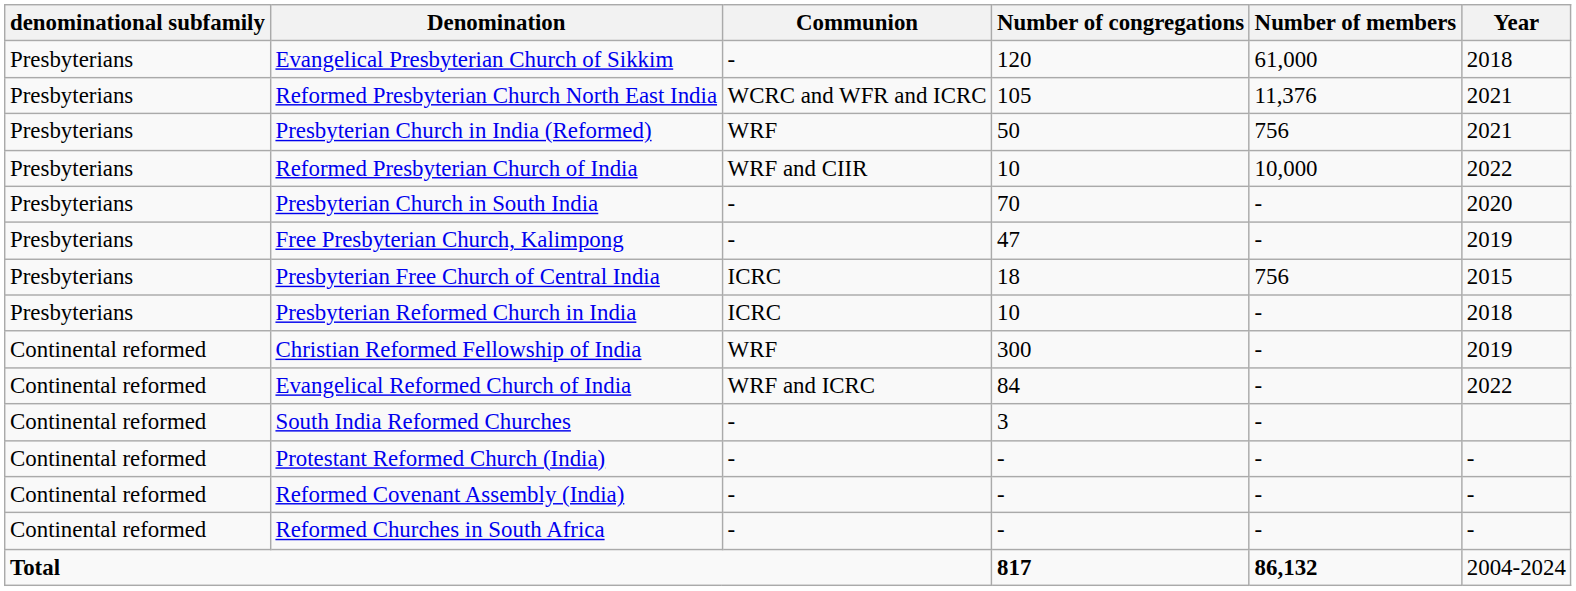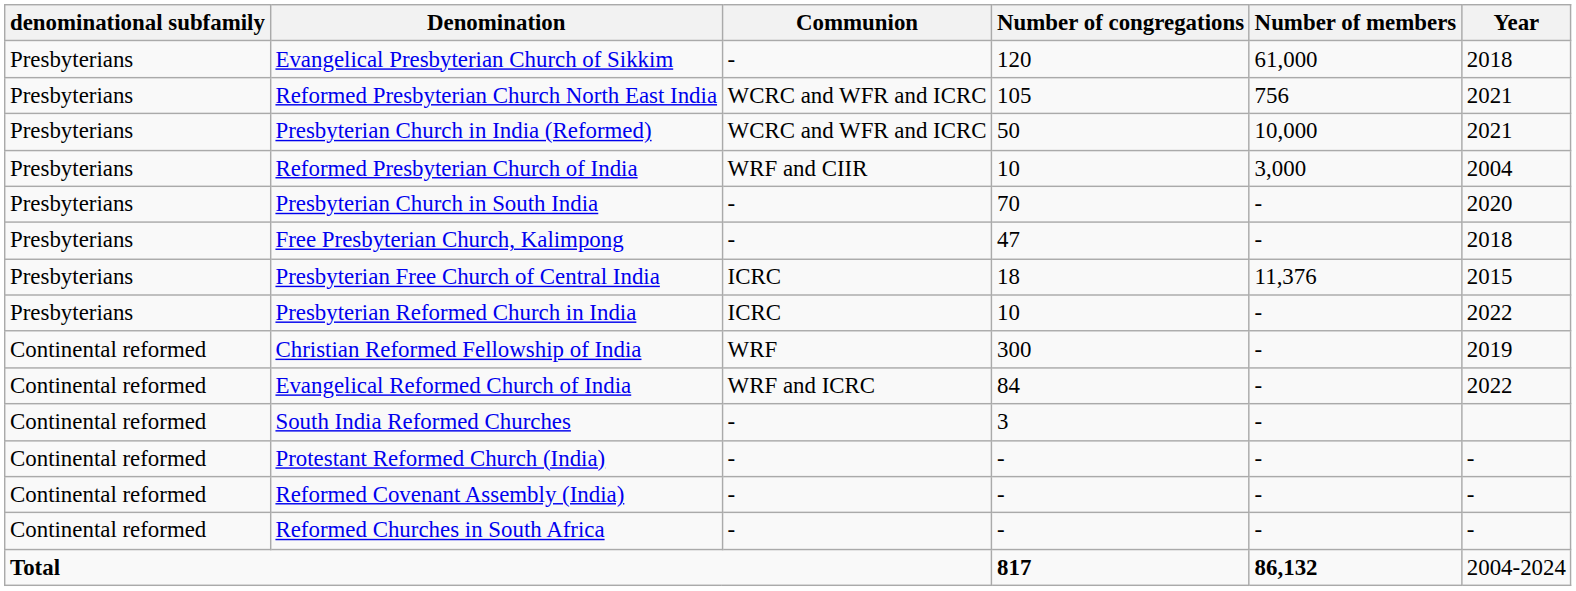(1286, 95) 11,376 -> (1272, 95) 756
(752, 131) WRF -> (857, 131) WCRC and WFR and ICRC
(1272, 131) 756 -> (1286, 131) 10,000
(1286, 167) 10,000 -> (1280, 167) 3,000
(1490, 167) 2022 -> (1490, 167) 2004
(1490, 240) 2019 -> (1490, 240) 2018
(1272, 276) 756 -> (1286, 276) 11,376
(1490, 312) 2018 -> (1490, 312) 2022
